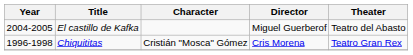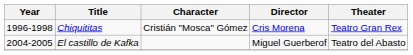rows swapped: (80, 43) <-> (98, 28)
